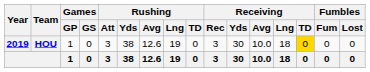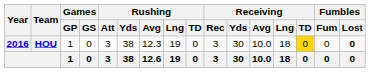(18, 43) 2019 -> (18, 43) 2016
(152, 43) 12.6 -> (152, 43) 12.3
(352, 43) normal -> (352, 43) bold
